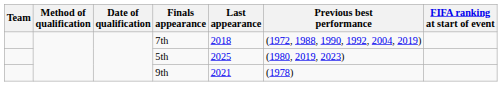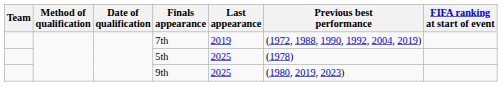(221, 40) 2018 -> (221, 40) 2019
(305, 56) (1980, 2019, 2023) -> (280, 56) (1978)
(221, 72) 2021 -> (221, 72) 2025
(280, 72) (1978) -> (305, 72) (1980, 2019, 2023)
